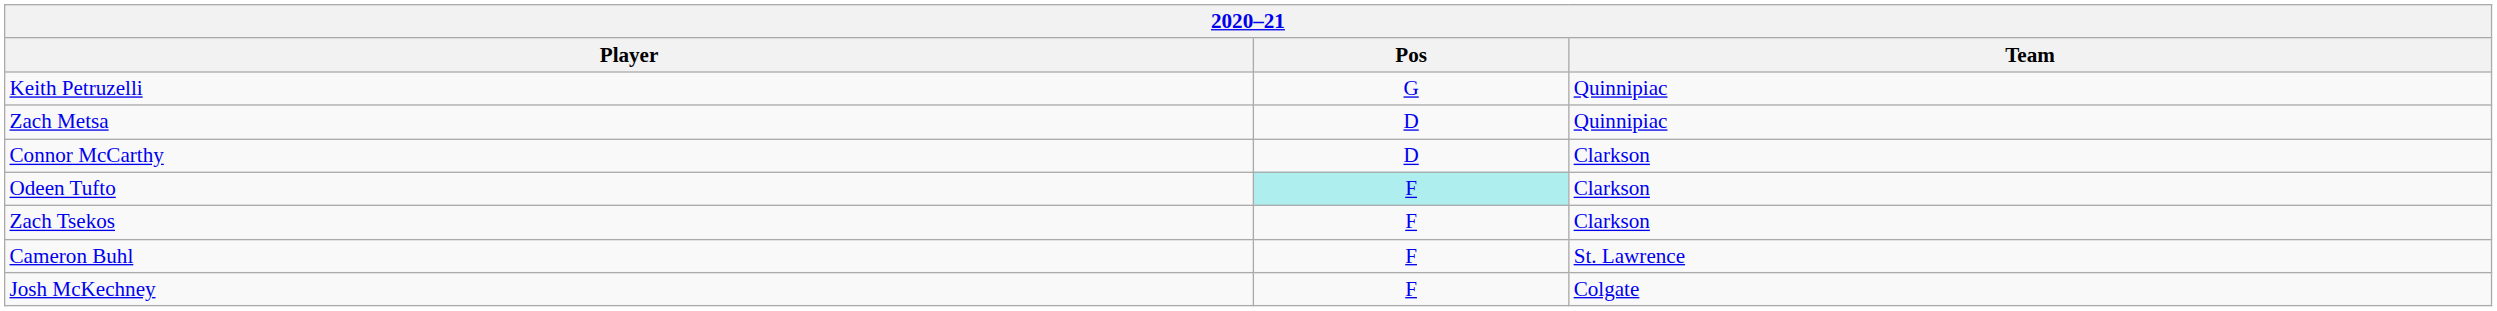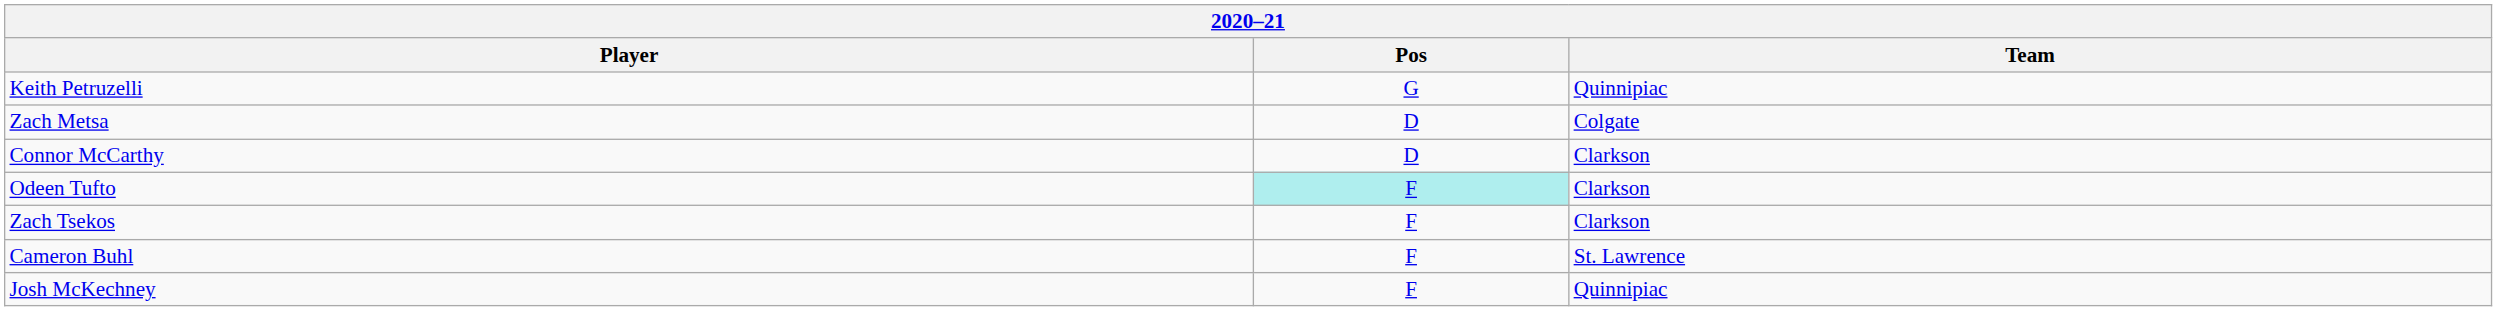(1621, 121) Quinnipiac -> (1606, 121) Colgate
(1606, 289) Colgate -> (1621, 289) Quinnipiac
